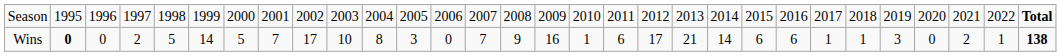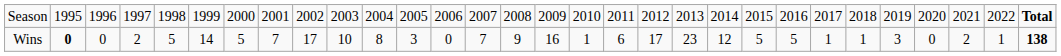(690, 39) 21 -> (690, 39) 23
(725, 39) 14 -> (725, 39) 12
(759, 39) 6 -> (759, 39) 5
(794, 39) 6 -> (794, 39) 5
